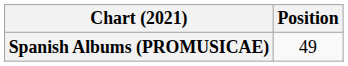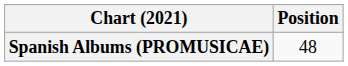(308, 46) 49 -> (308, 46) 48
